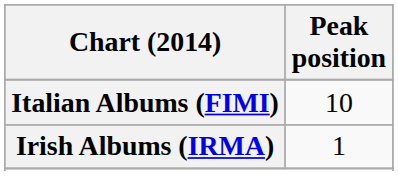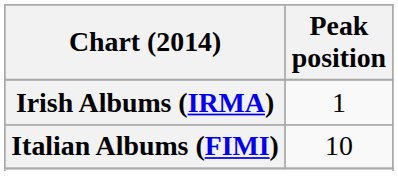rows swapped: (145, 146) <-> (145, 102)
